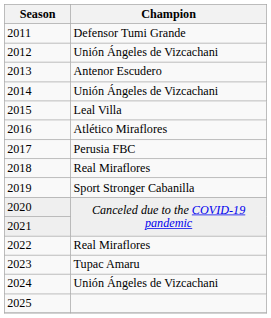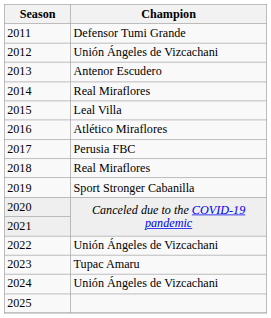(146, 91) Unión Ángeles de Vizcachani -> (112, 91) Real Miraflores
(112, 245) Real Miraflores -> (146, 245) Unión Ángeles de Vizcachani
